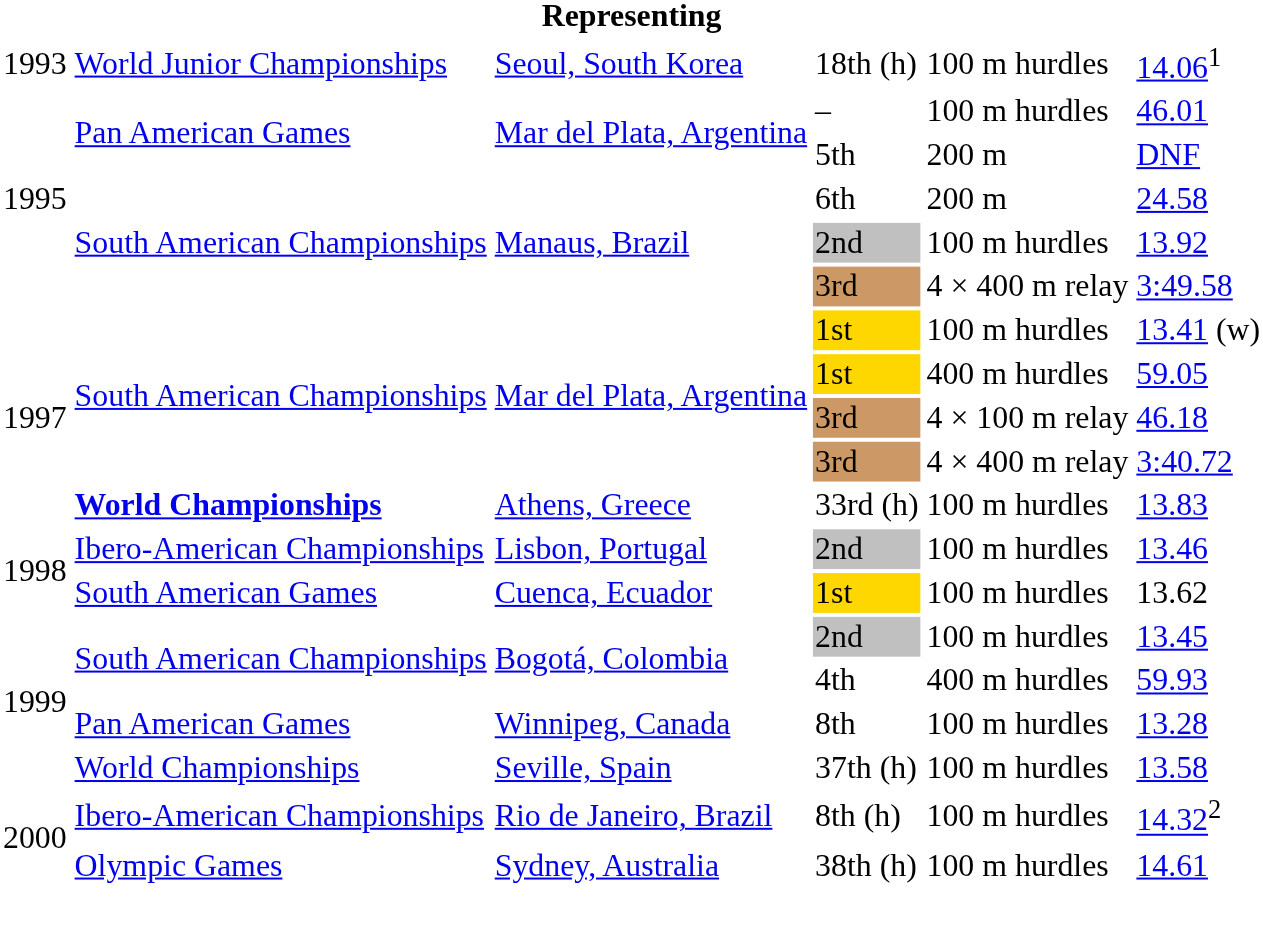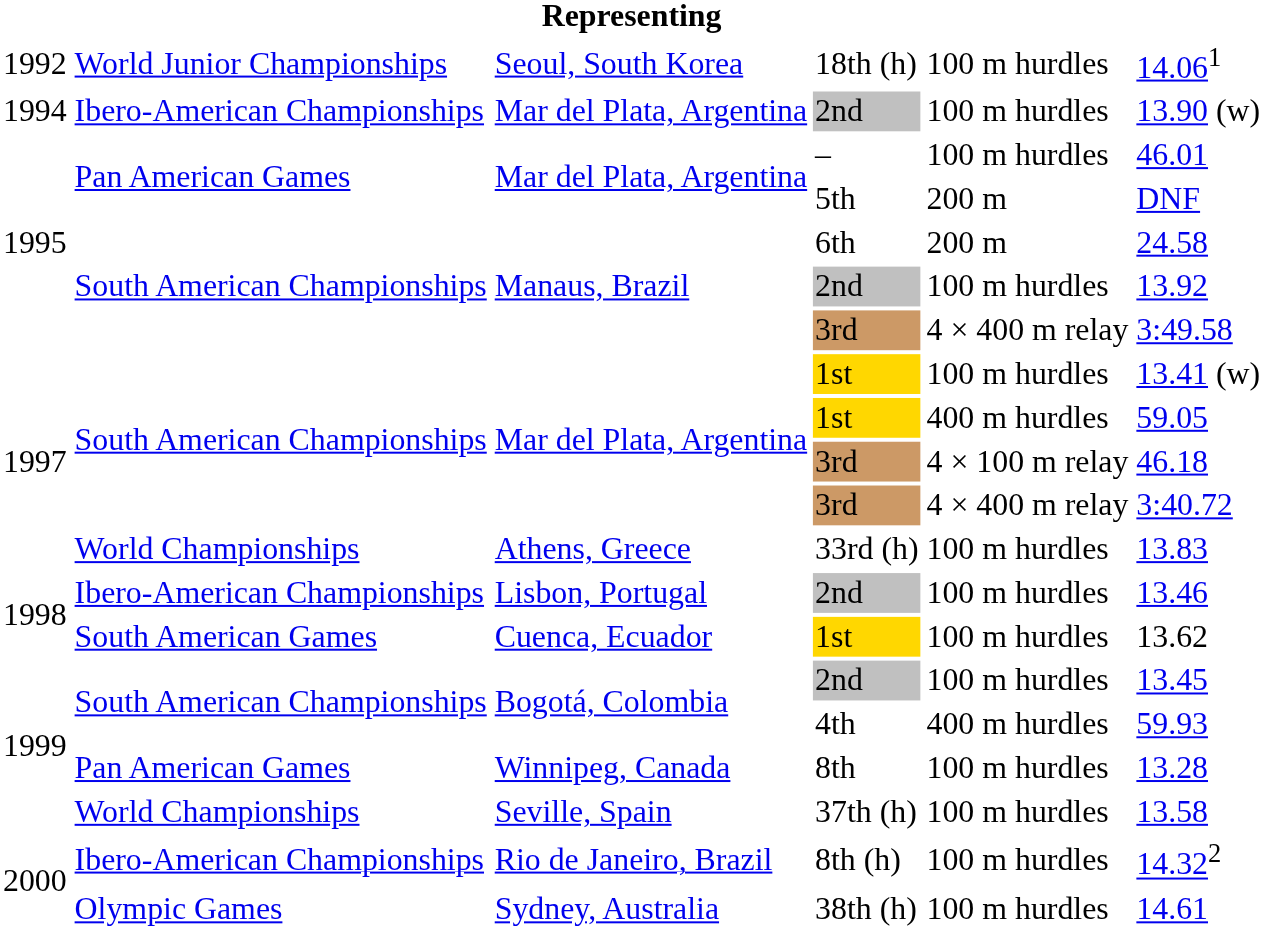(35, 63) 1993 -> (35, 63) 1992
+ row: (651, 111)
(228, 505) bold -> (217, 549) normal
